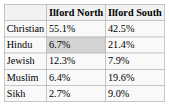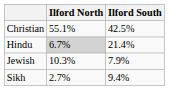(62, 61) 12.3% -> (62, 61) 10.3%
- row: (23, 77)
(119, 93) 9.0% -> (119, 77) 9.4%
